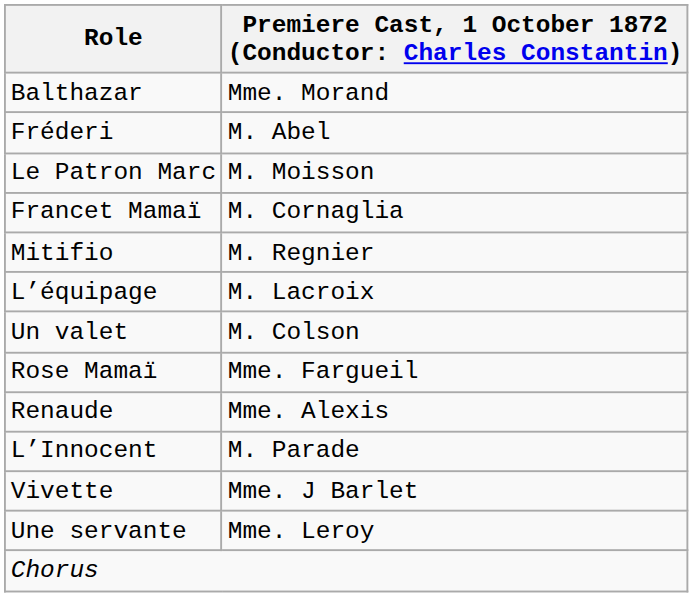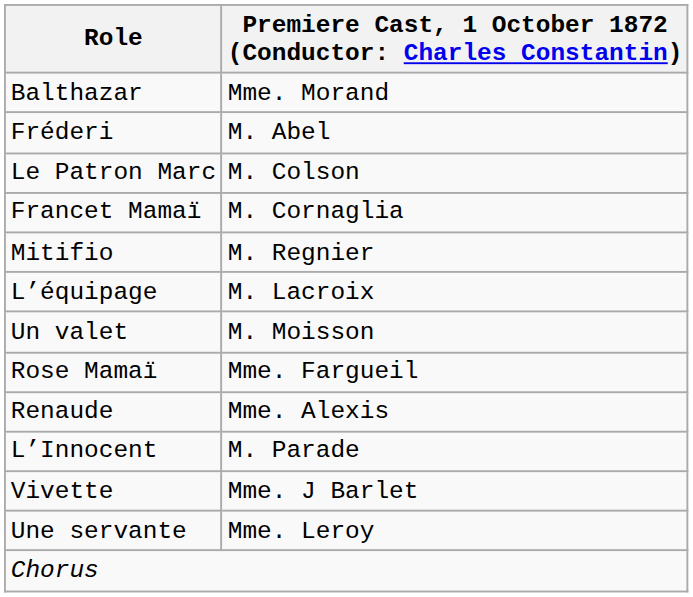(301, 173) M. Moisson -> (294, 173) M. Colson
(294, 332) M. Colson -> (301, 332) M. Moisson
